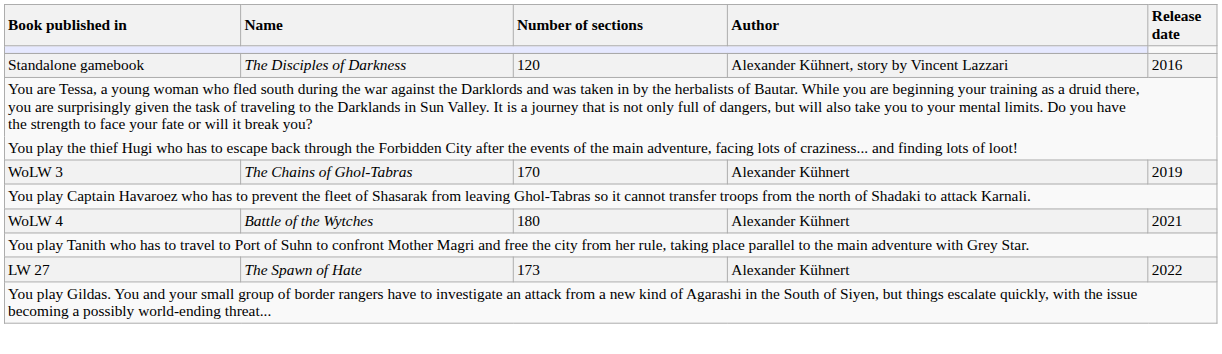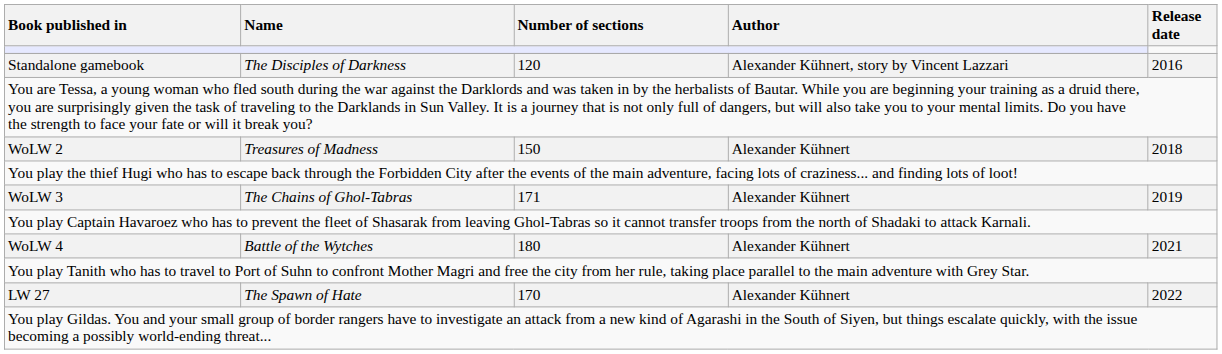+ row: (35, 148)
(528, 172) 170 -> (529, 197) 171
(528, 269) 173 -> (529, 294) 170
